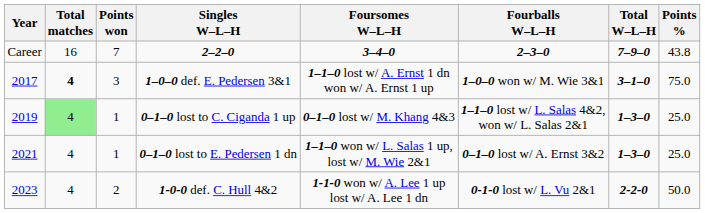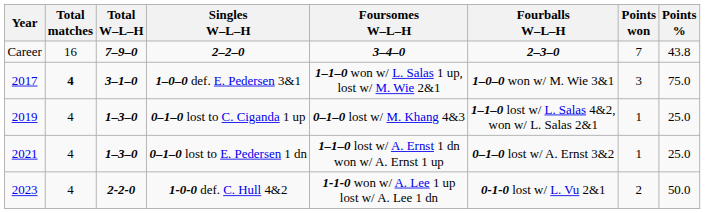columns swapped: (634, 22) <-> (116, 22)
(379, 80) 1–1–0 lost w/ A. Ernst 1 dn won w/ A. Ernst 1 up -> (389, 80) 1–1–0 won w/ L. Salas 1 up, lost w/ M. Wie 2&1
(70, 117) lightgreen background -> (70, 117) no background
(379, 154) 1–1–0 won w/ L. Salas 1 up, lost w/ M. Wie 2&1 -> (389, 154) 1–1–0 lost w/ A. Ernst 1 dn won w/ A. Ernst 1 up
